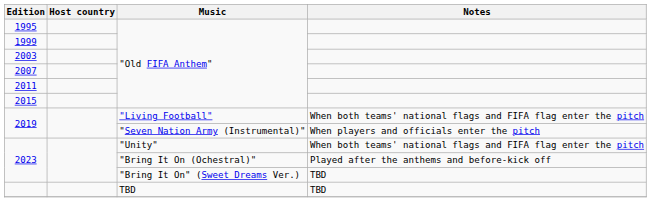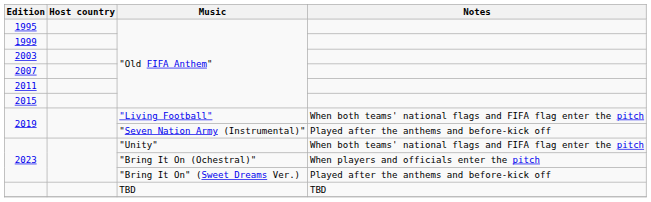(425, 130) When players and officials enter the pitch -> (430, 130) Played after the anthems and before-kick off
(430, 160) Played after the anthems and before-kick off -> (425, 160) When players and officials enter the pitch
(318, 175) TBD -> (430, 175) Played after the anthems and before-kick off
